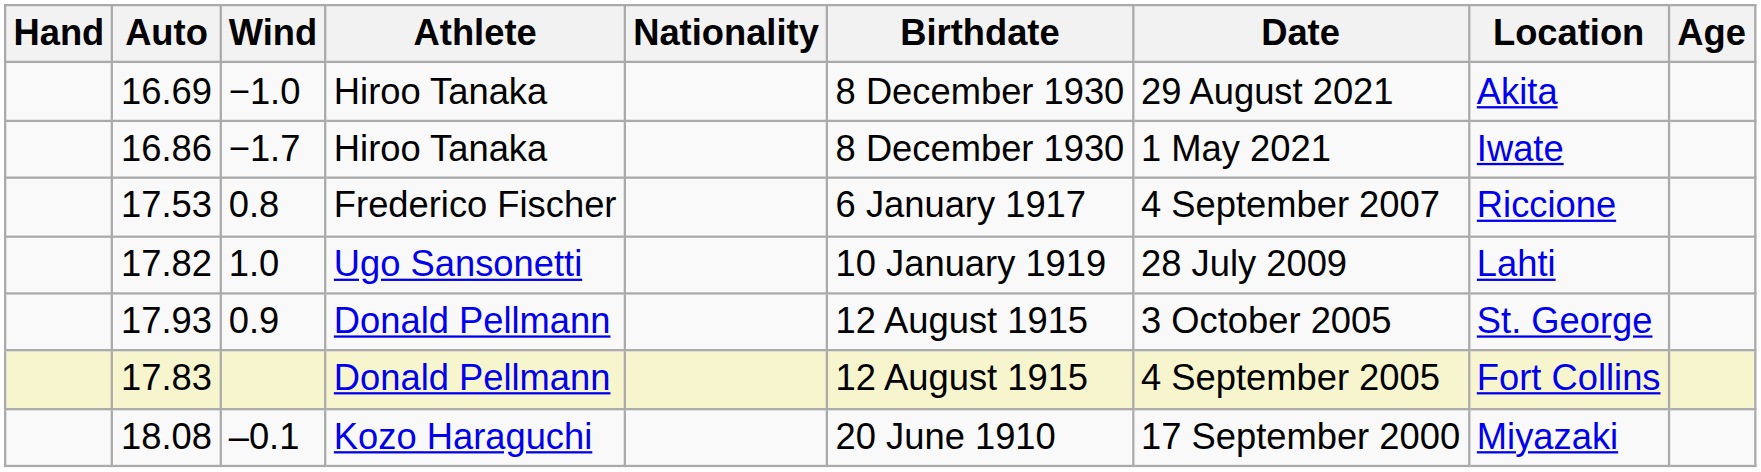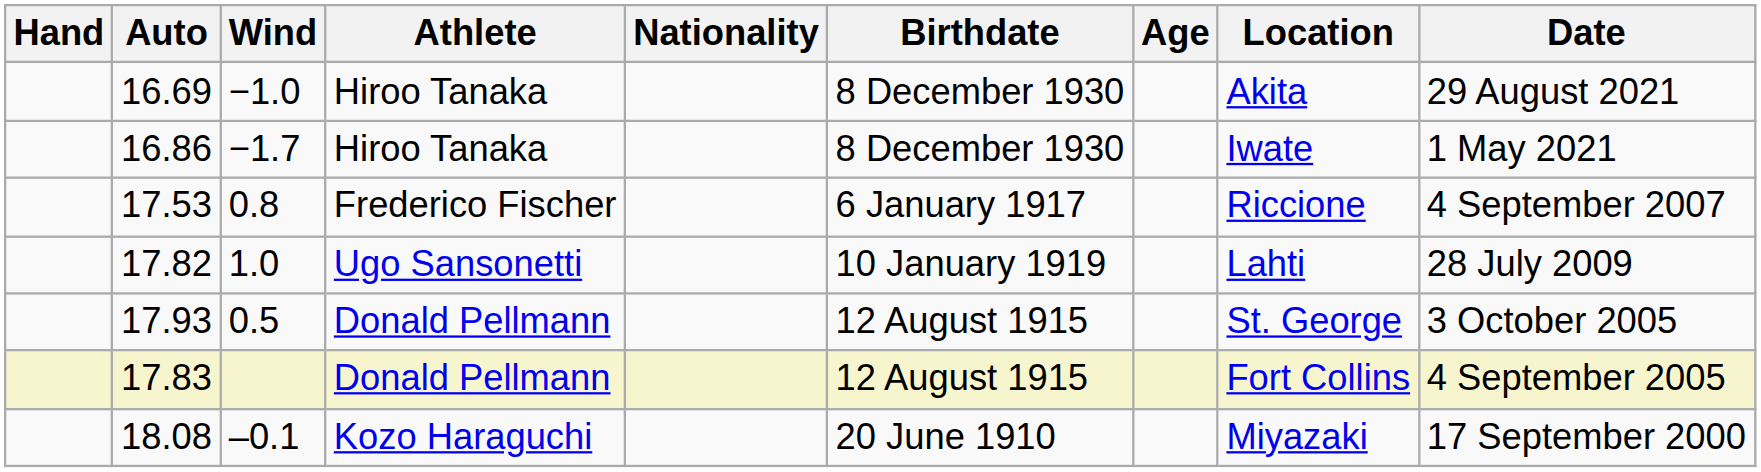columns swapped: (1712, 33) <-> (1301, 33)
(254, 321) 0.9 -> (254, 321) 0.5
